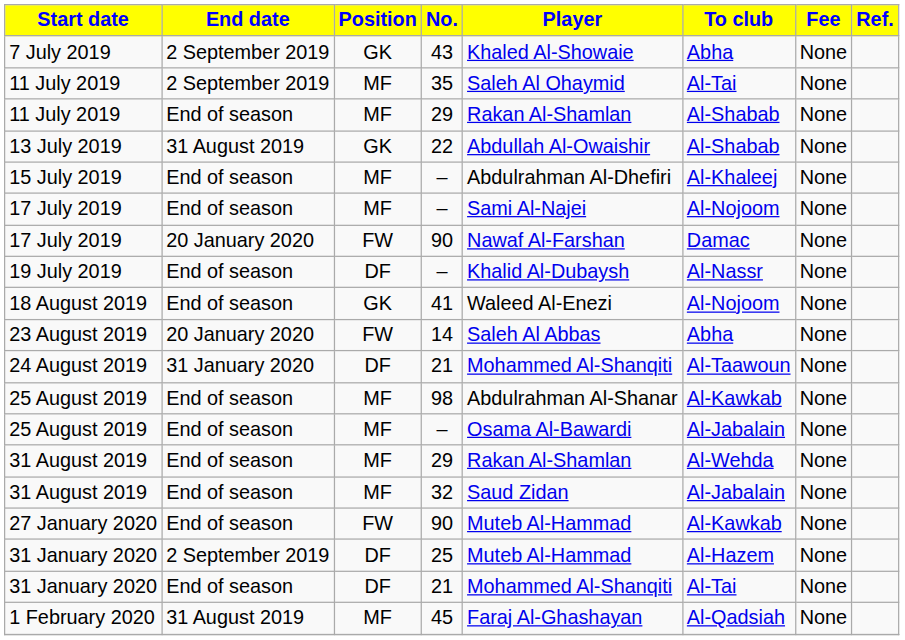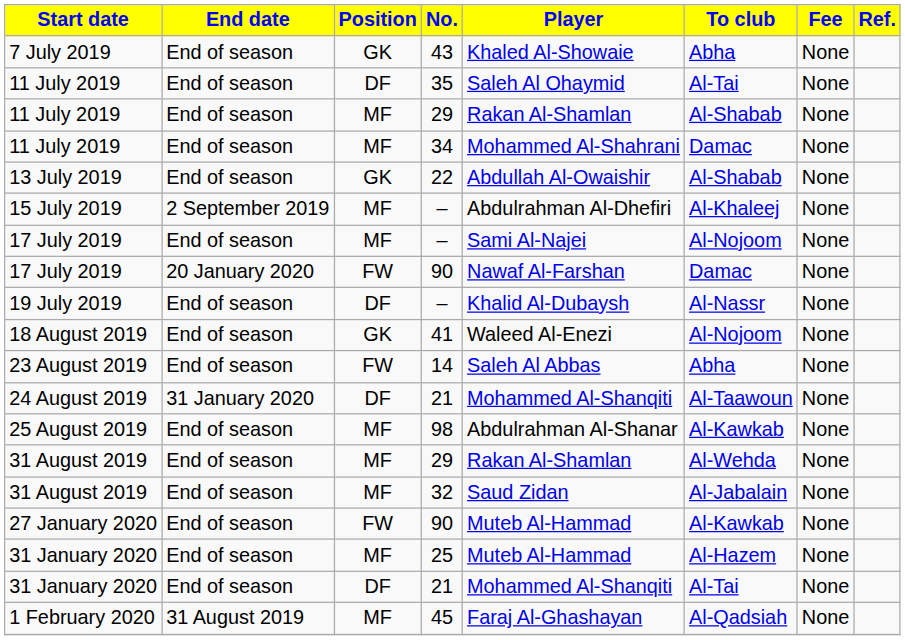(248, 51) 2 September 2019 -> (230, 51) End of season
(248, 83) 2 September 2019 -> (230, 83) End of season
(378, 83) MF -> (378, 83) DF
+ row: (65, 146)
(235, 146) 31 August 2019 -> (230, 177) End of season
(230, 177) End of season -> (248, 209) 2 September 2019
(240, 334) 20 January 2020 -> (230, 366) End of season
- row: (78, 429)
(248, 555) 2 September 2019 -> (230, 555) End of season
(378, 555) DF -> (378, 555) MF
